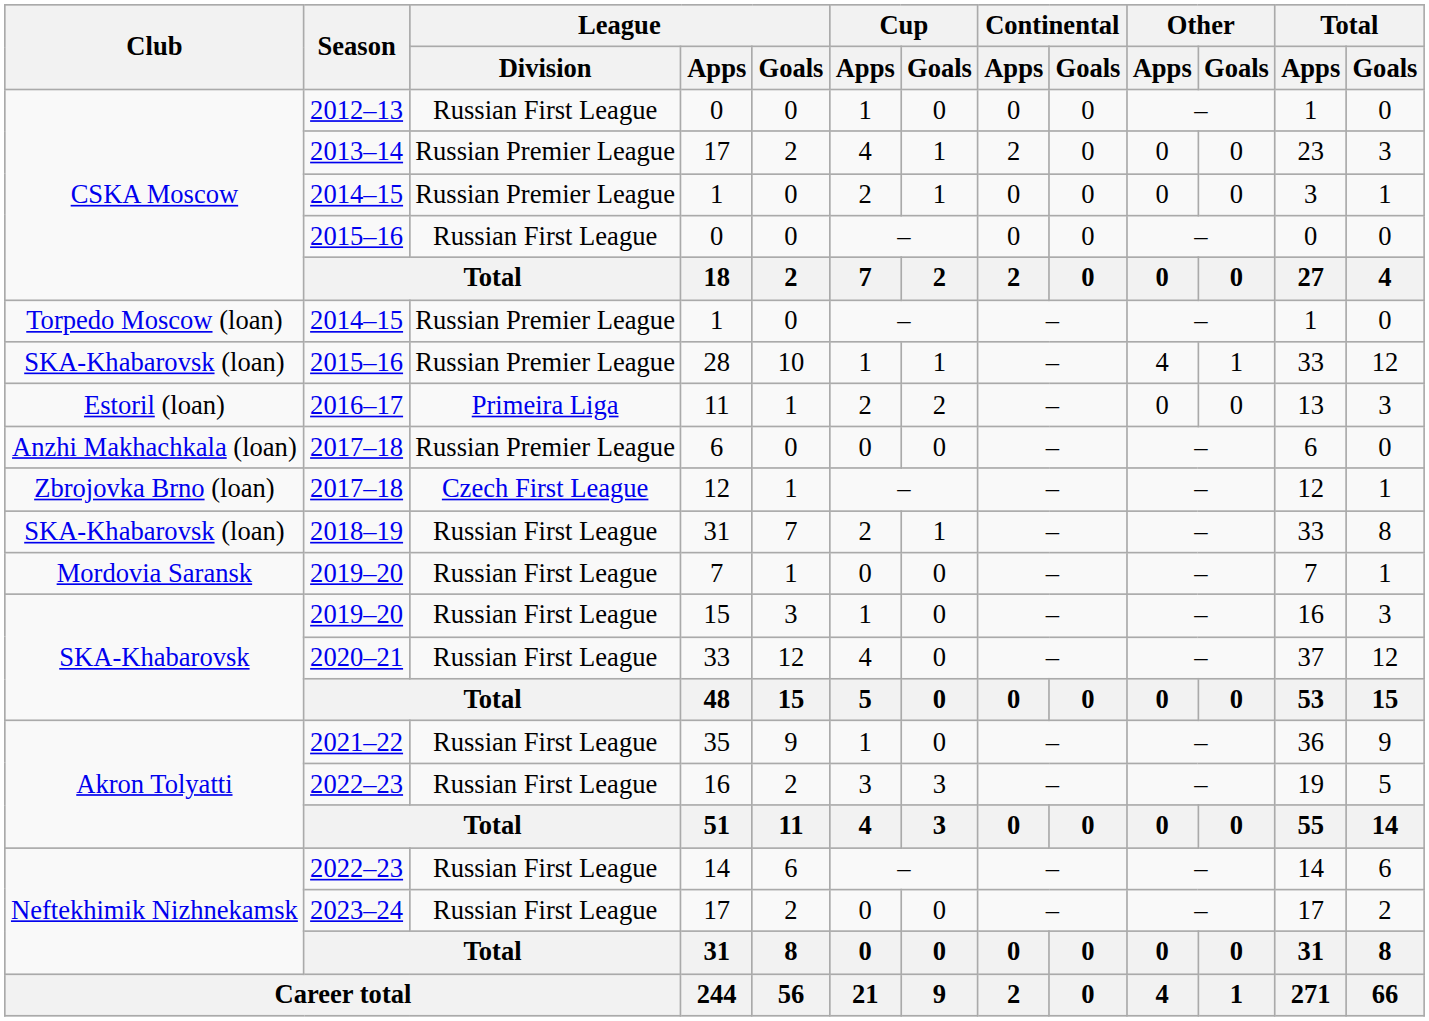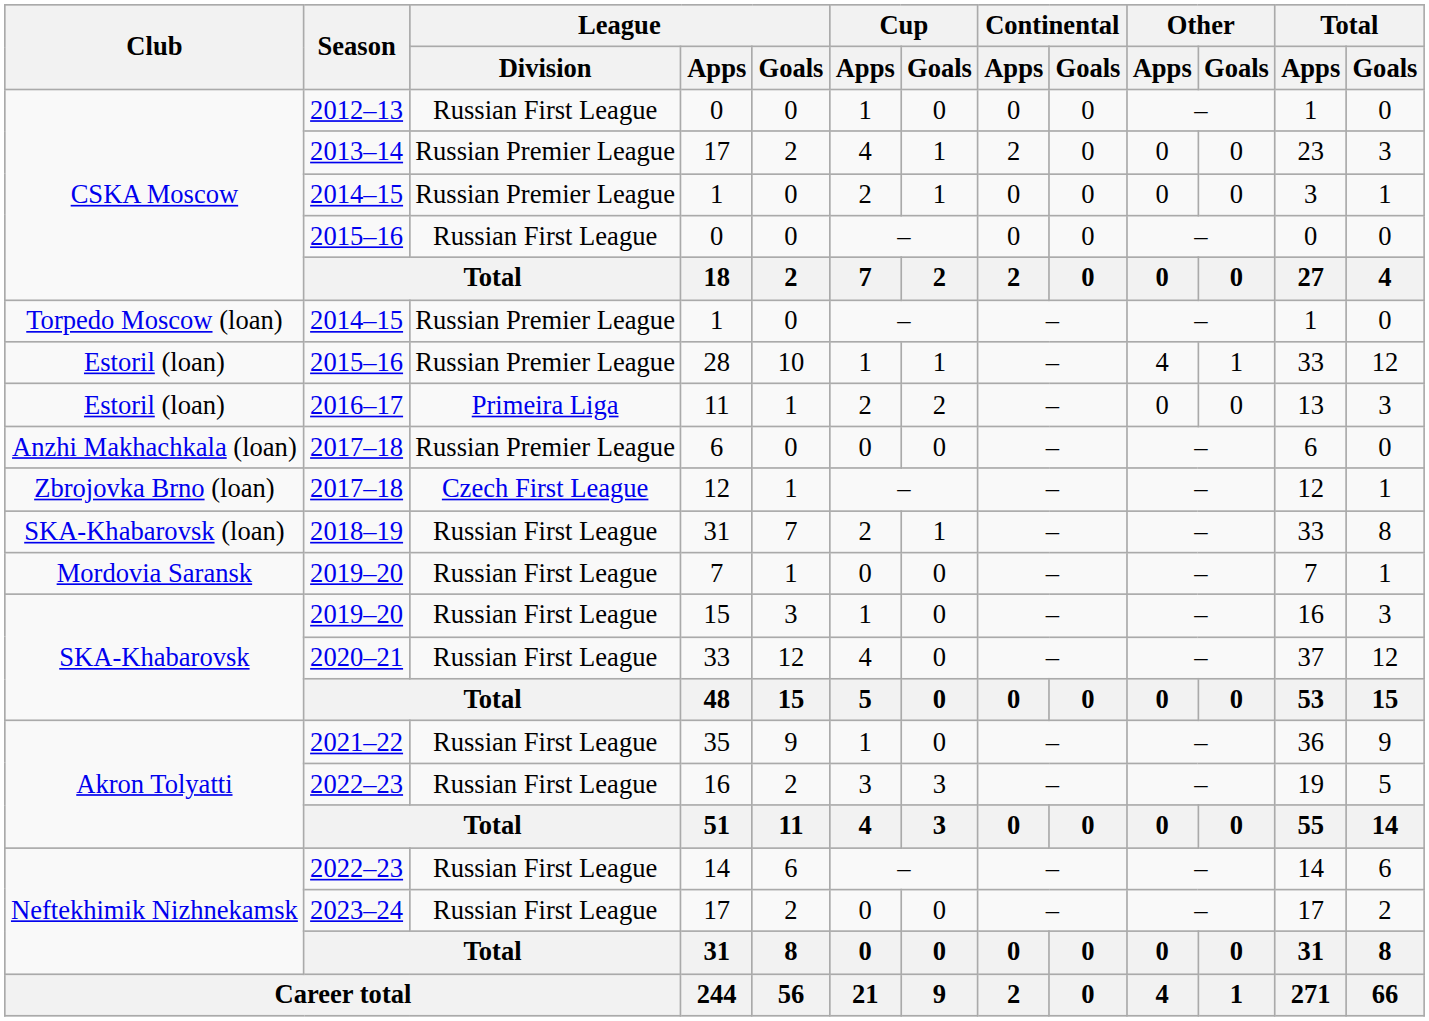(154, 362) SKA-Khabarovsk (loan) -> (154, 362) Estoril (loan)
